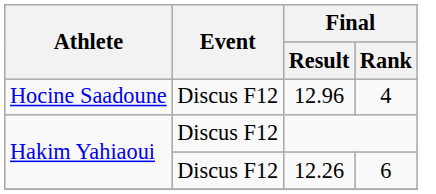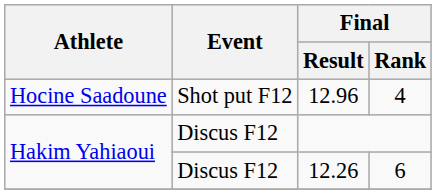(228, 96) Discus F12 -> (235, 96) Shot put F12
